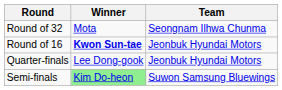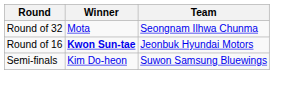- row: (38, 61)
(103, 77) lightgreen background -> (97, 61) no background
